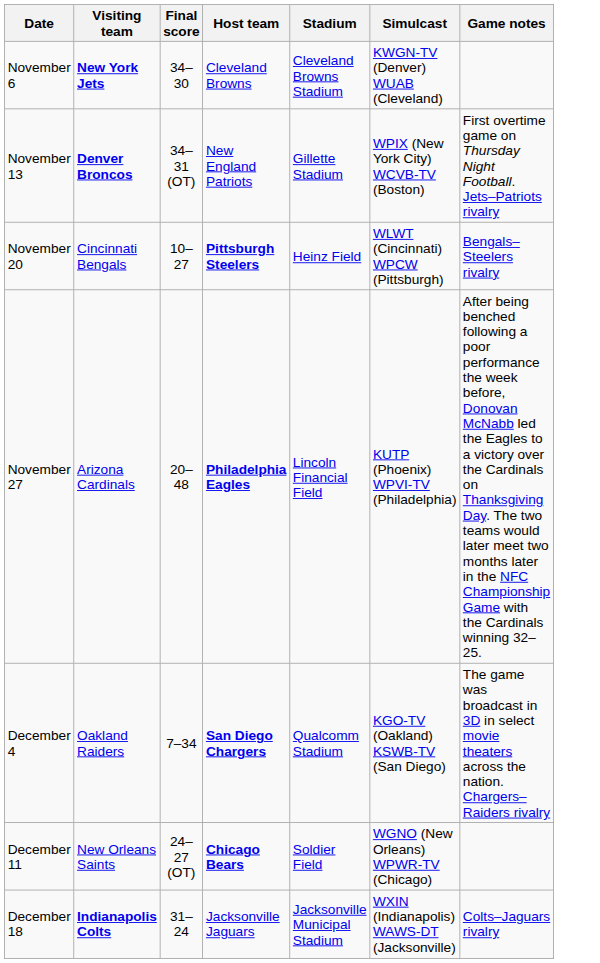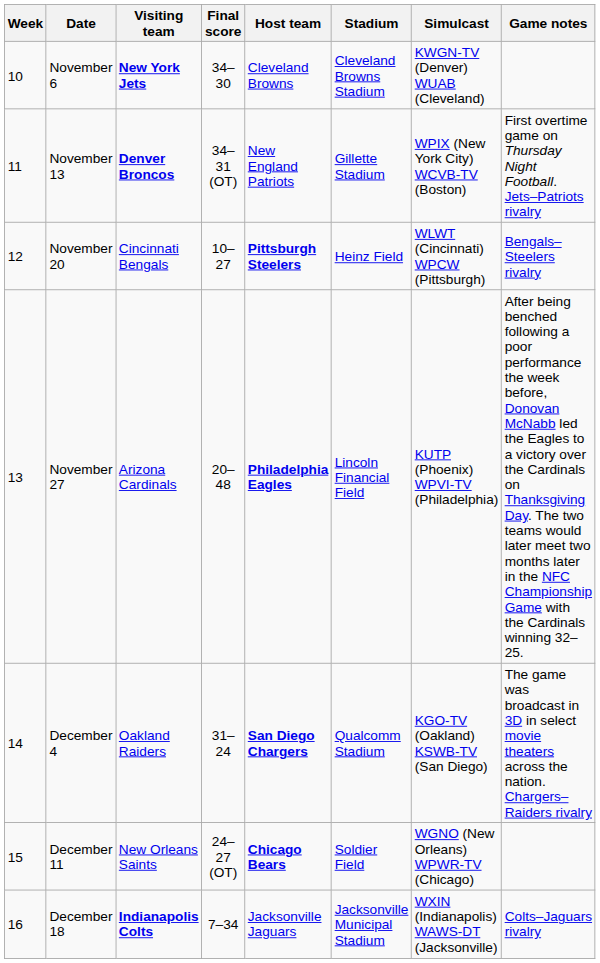+ column: (25, 23)
(181, 743) 7–34 -> (223, 743) 31–24
(181, 924) 31–24 -> (223, 924) 7–34
